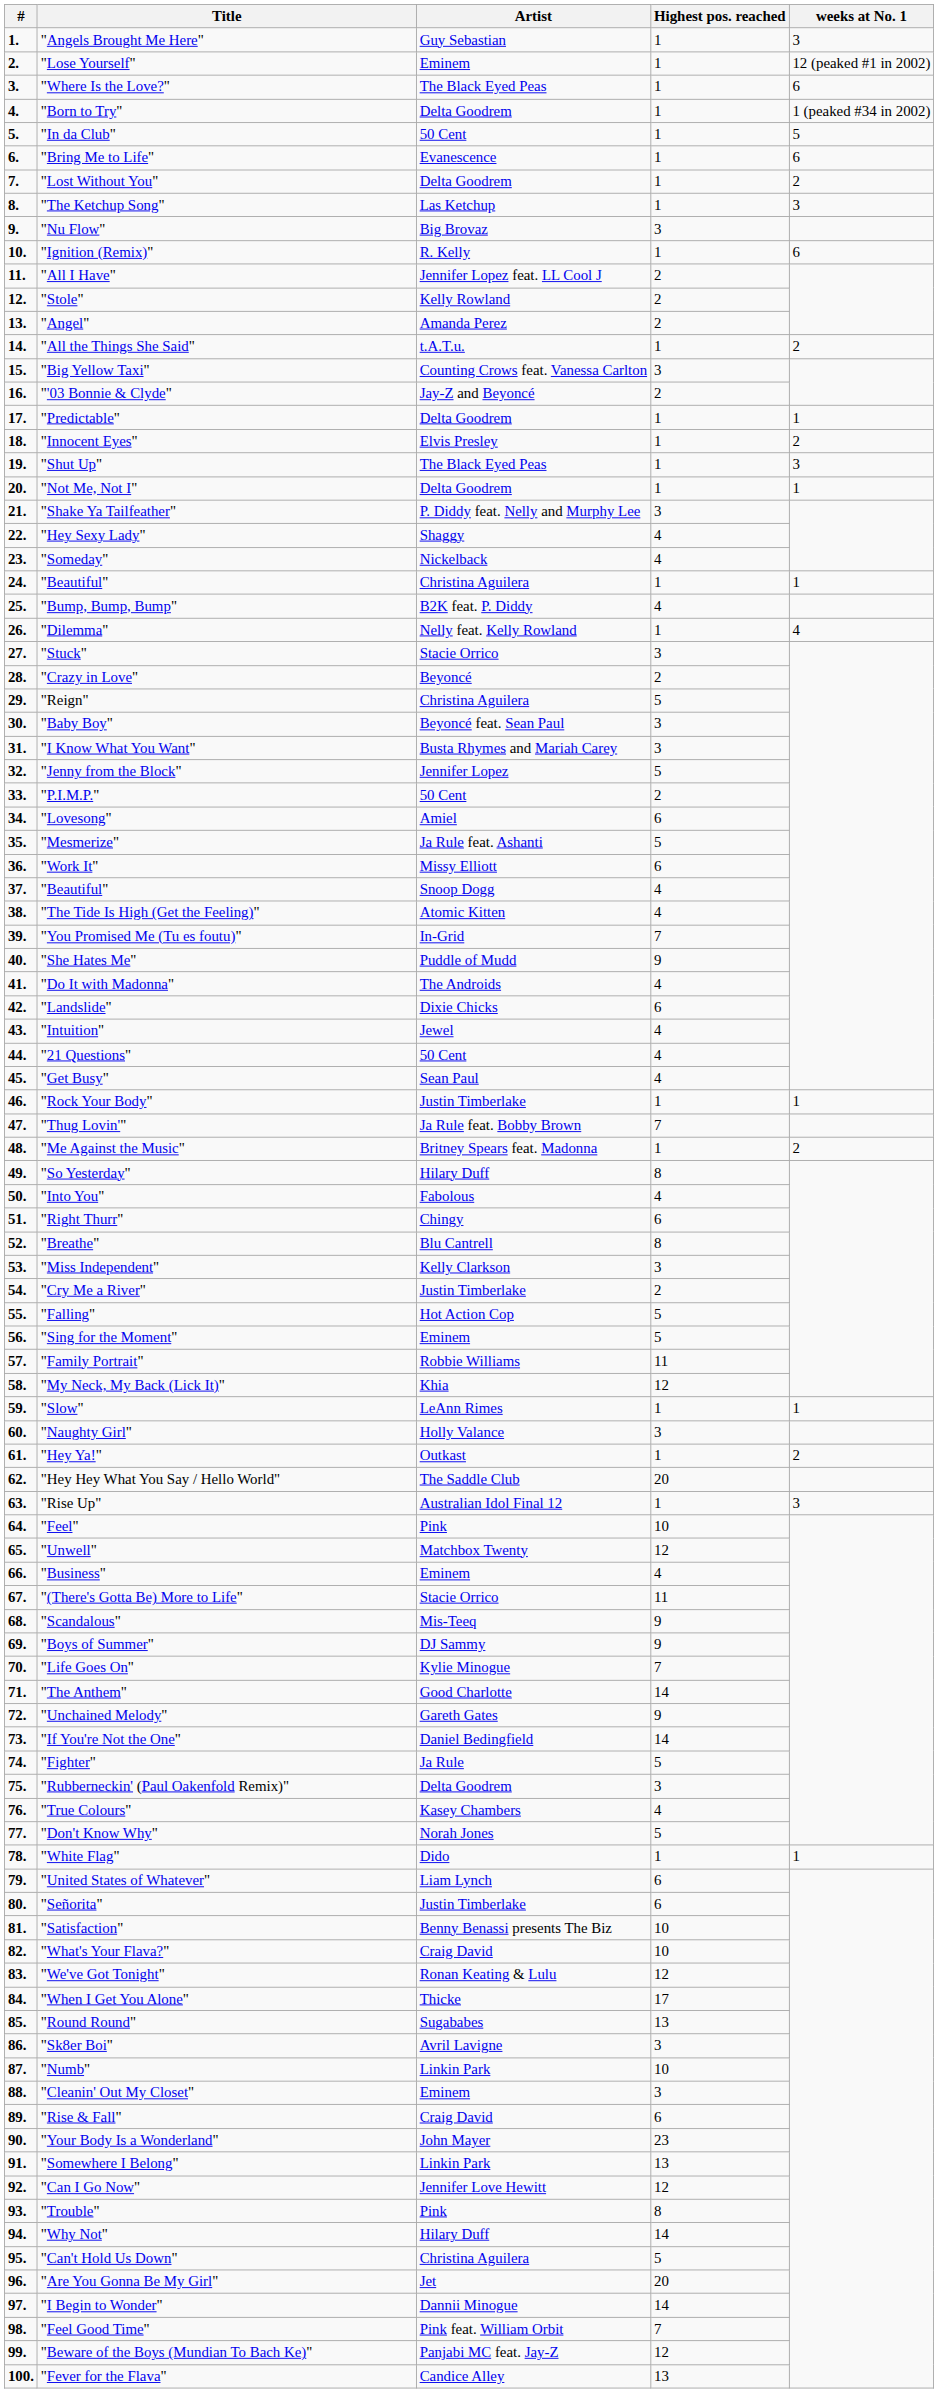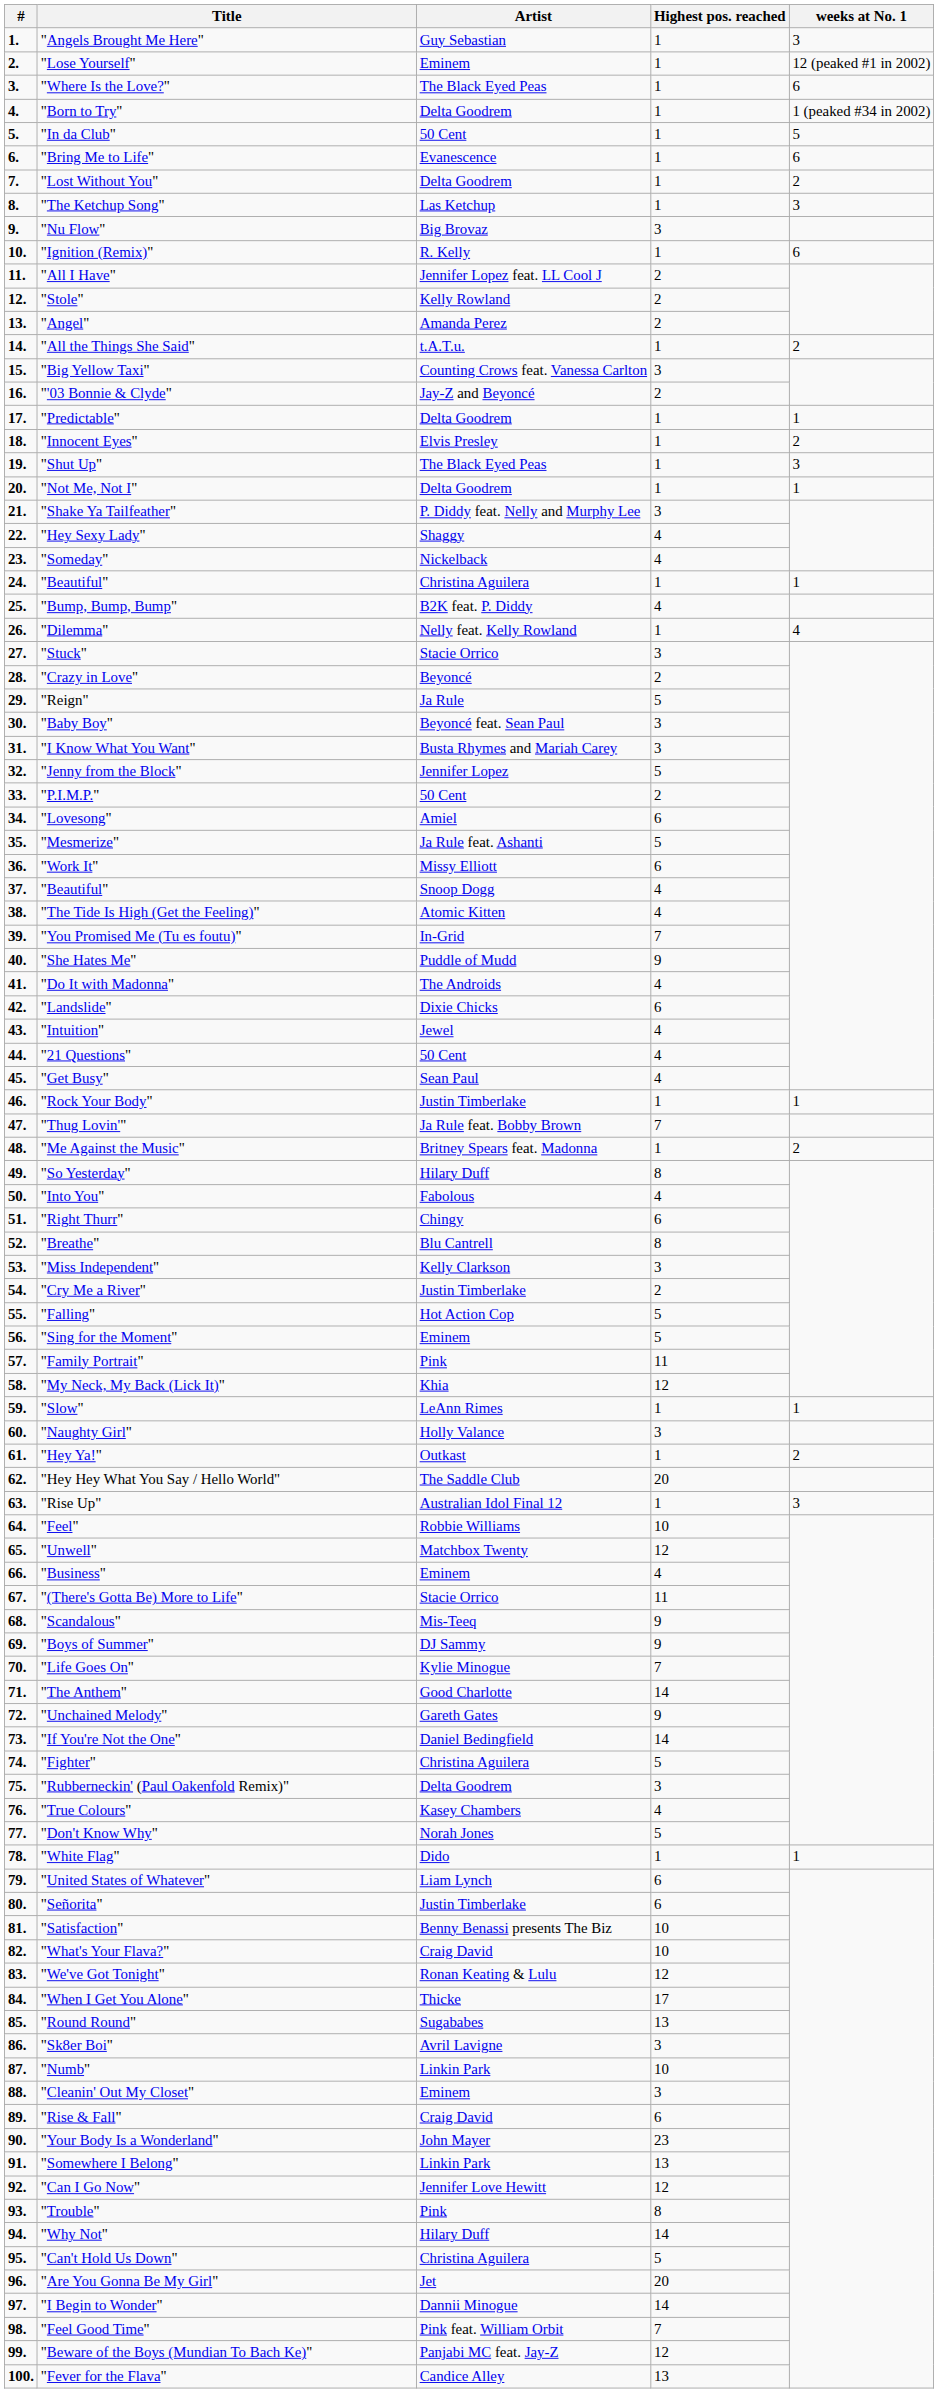(474, 700) Christina Aguilera -> (442, 700) Ja Rule
(470, 1361) Robbie Williams -> (433, 1361) Pink
(433, 1526) Pink -> (470, 1526) Robbie Williams
(442, 1762) Ja Rule -> (474, 1762) Christina Aguilera
